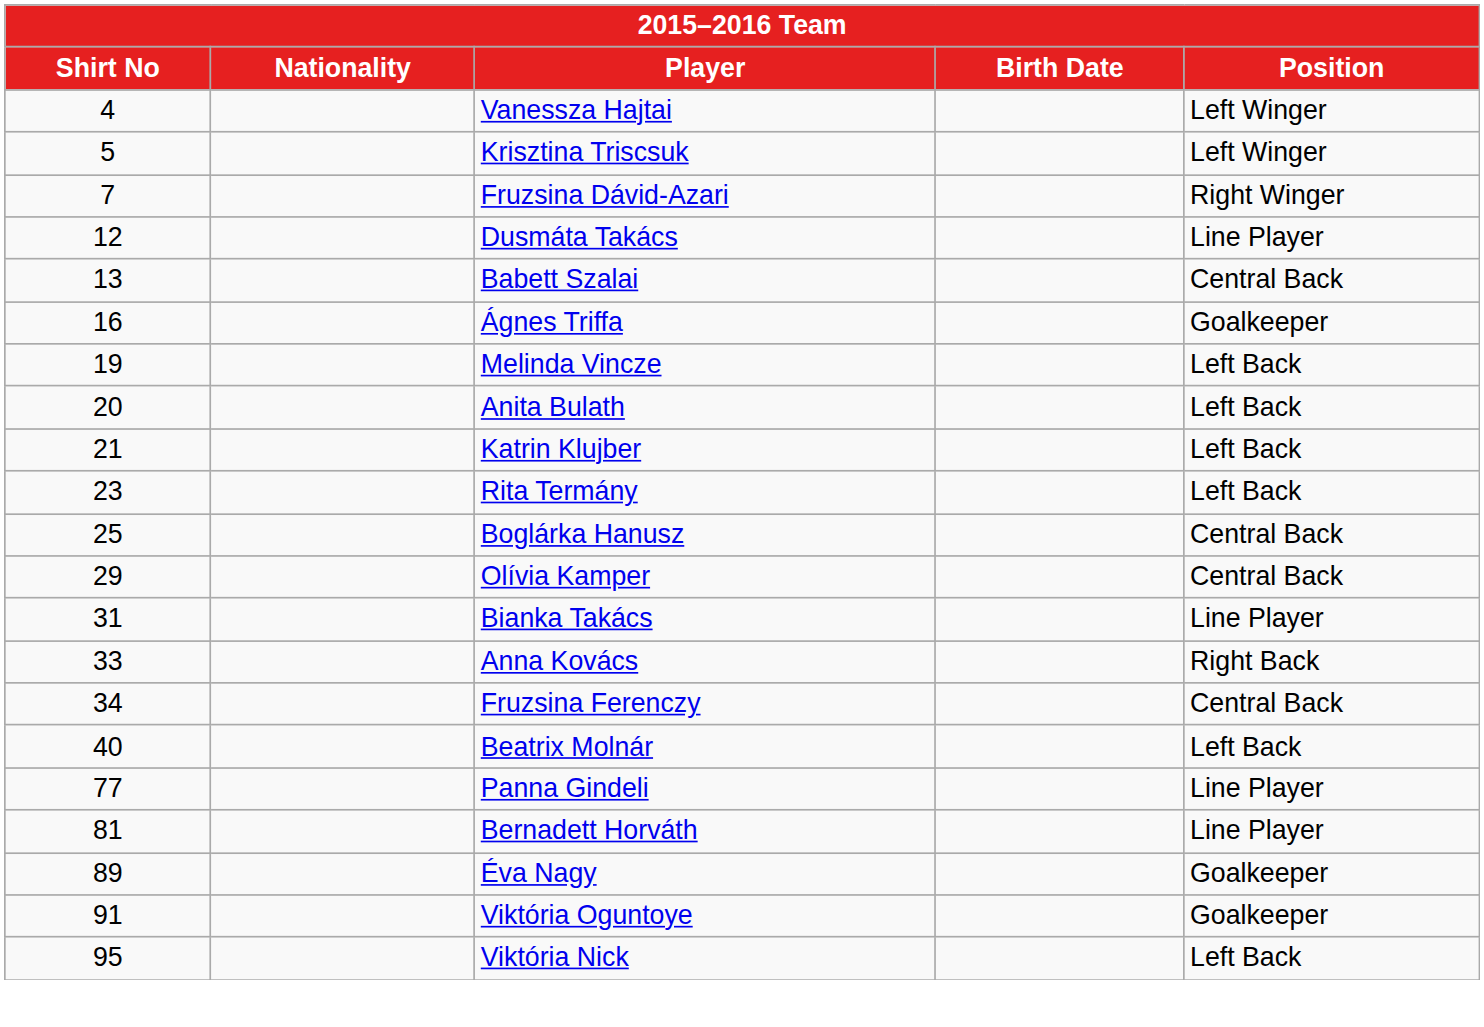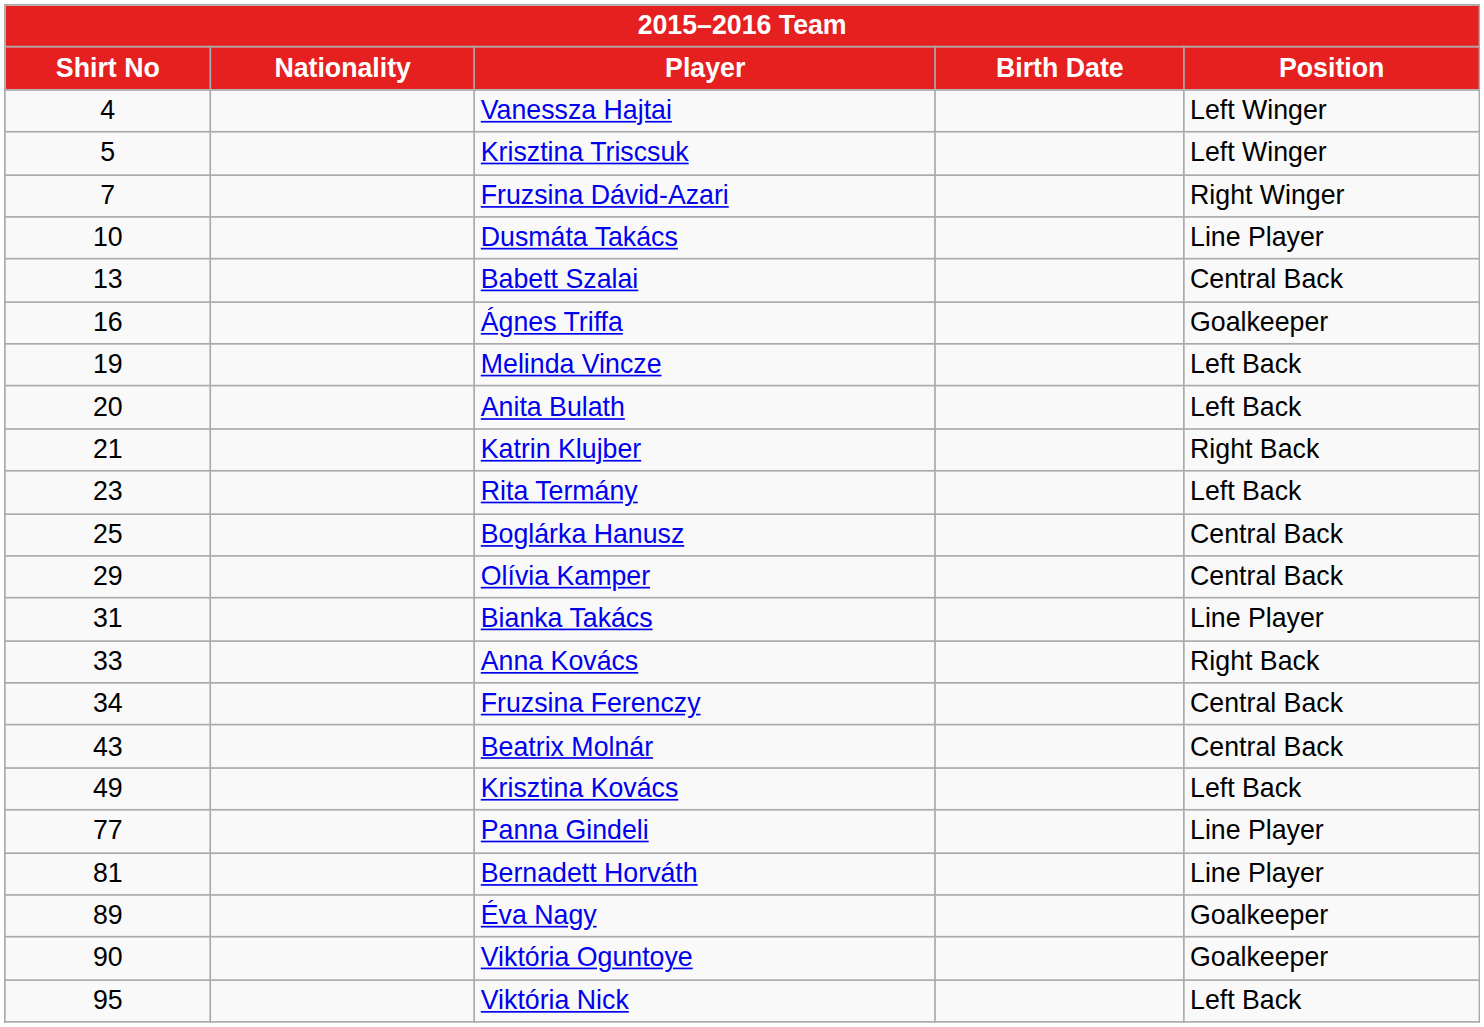(108, 237) 12 -> (108, 237) 10
(1246, 449) Left Back -> (1255, 449) Right Back
(108, 746) 40 -> (108, 746) 43
(1246, 746) Left Back -> (1267, 746) Central Back
+ row: (580, 788)
(108, 915) 91 -> (108, 957) 90
